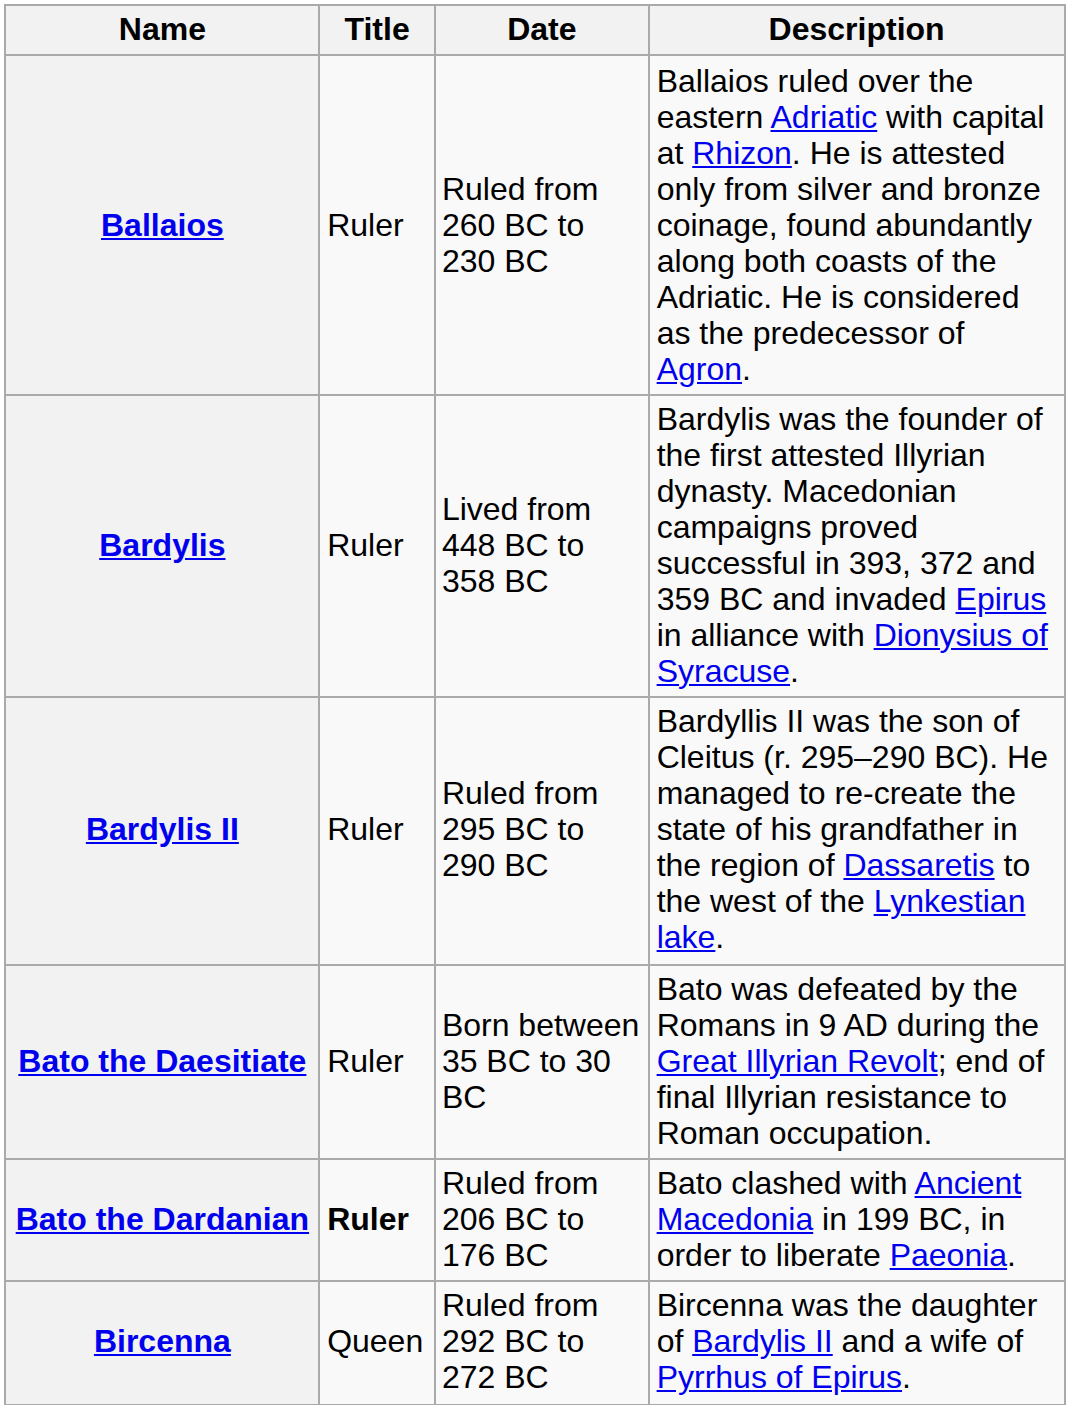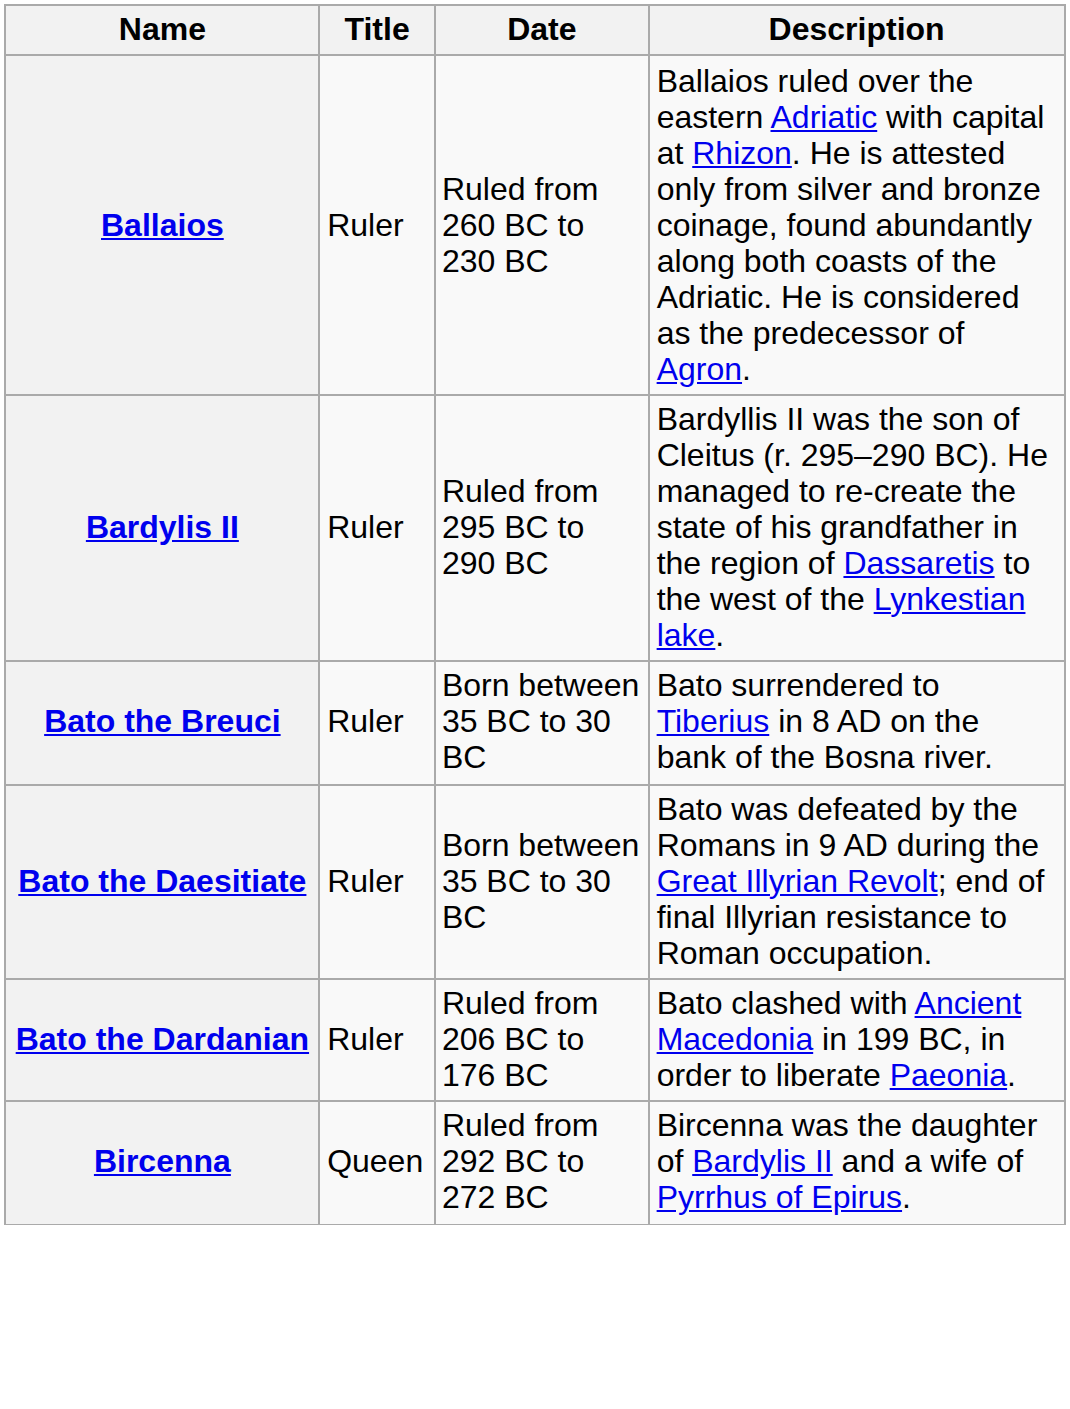- row: (162, 545)
+ row: (162, 722)
(368, 1219) bold -> (365, 1039) normal
